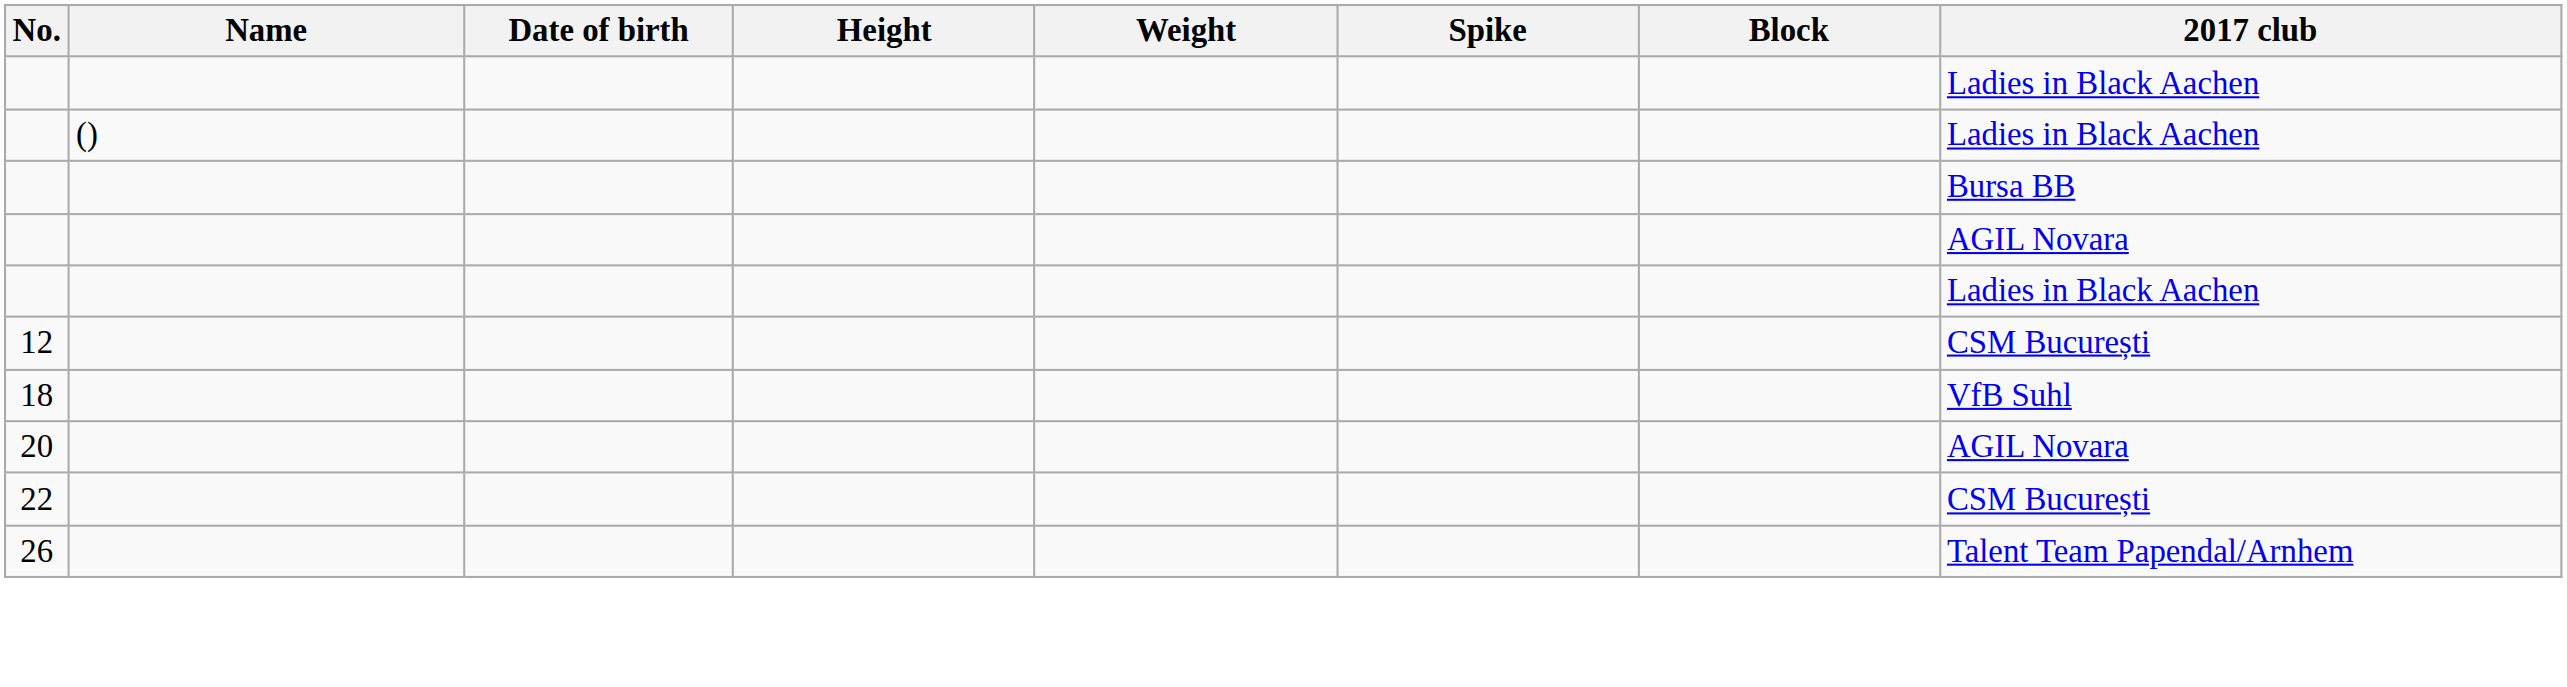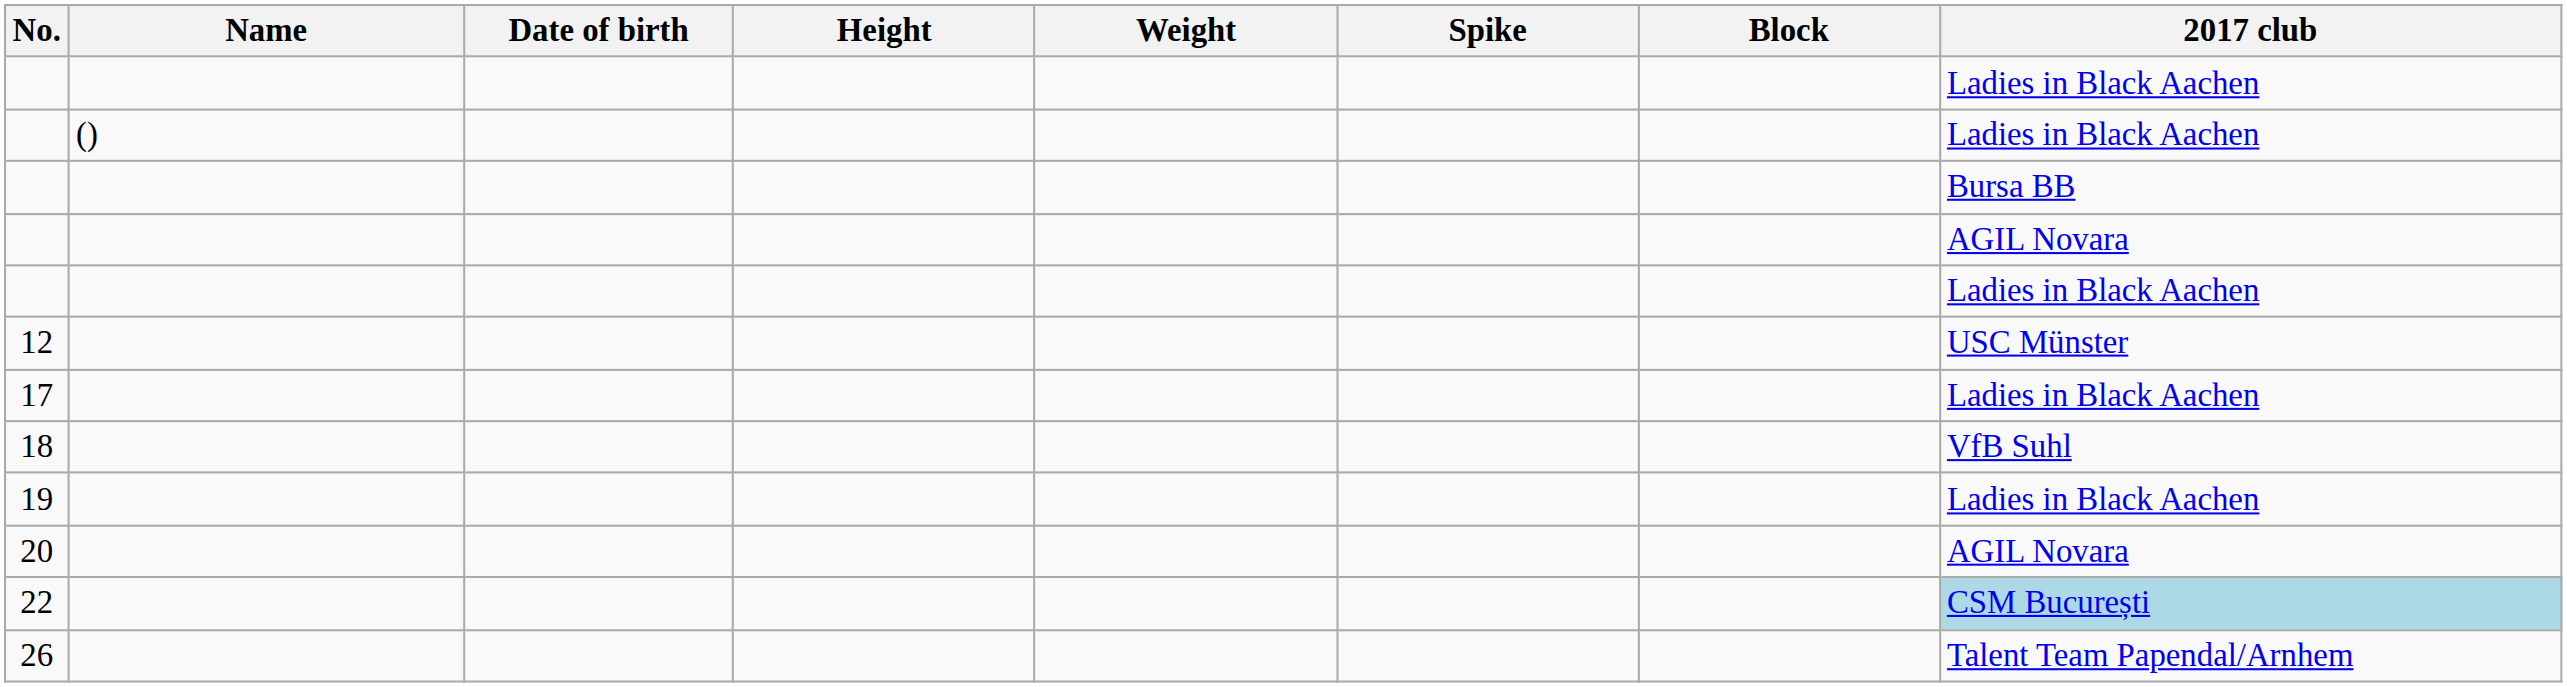(2049, 342) CSM București -> (2038, 342) USC Münster
+ row: (37, 394)
+ row: (37, 498)
(2049, 498) no background -> (2049, 602) lightblue background
